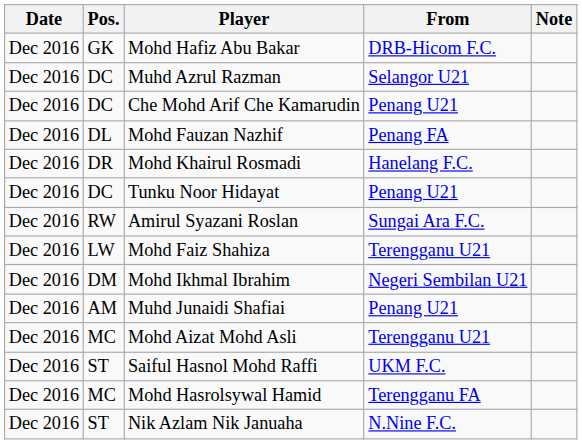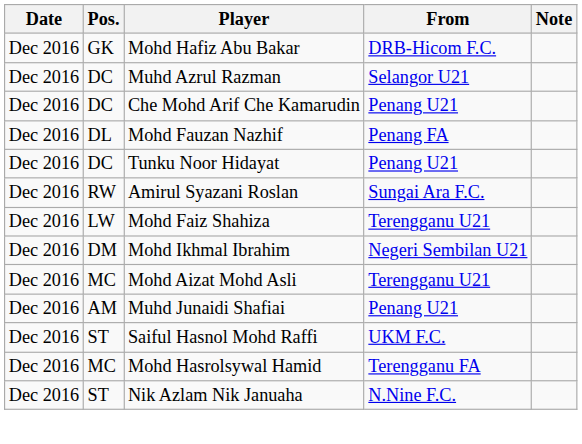- row: (215, 163)
rows swapped: (206, 308) <-> (212, 337)
